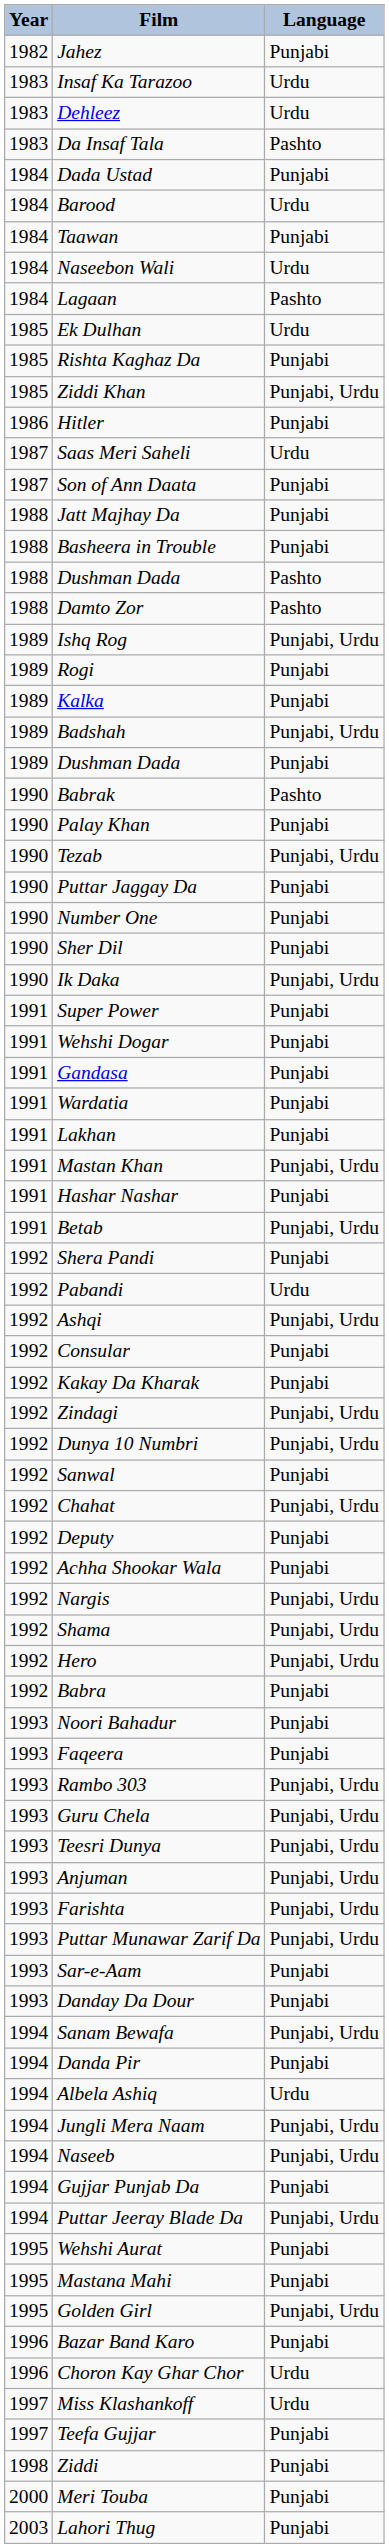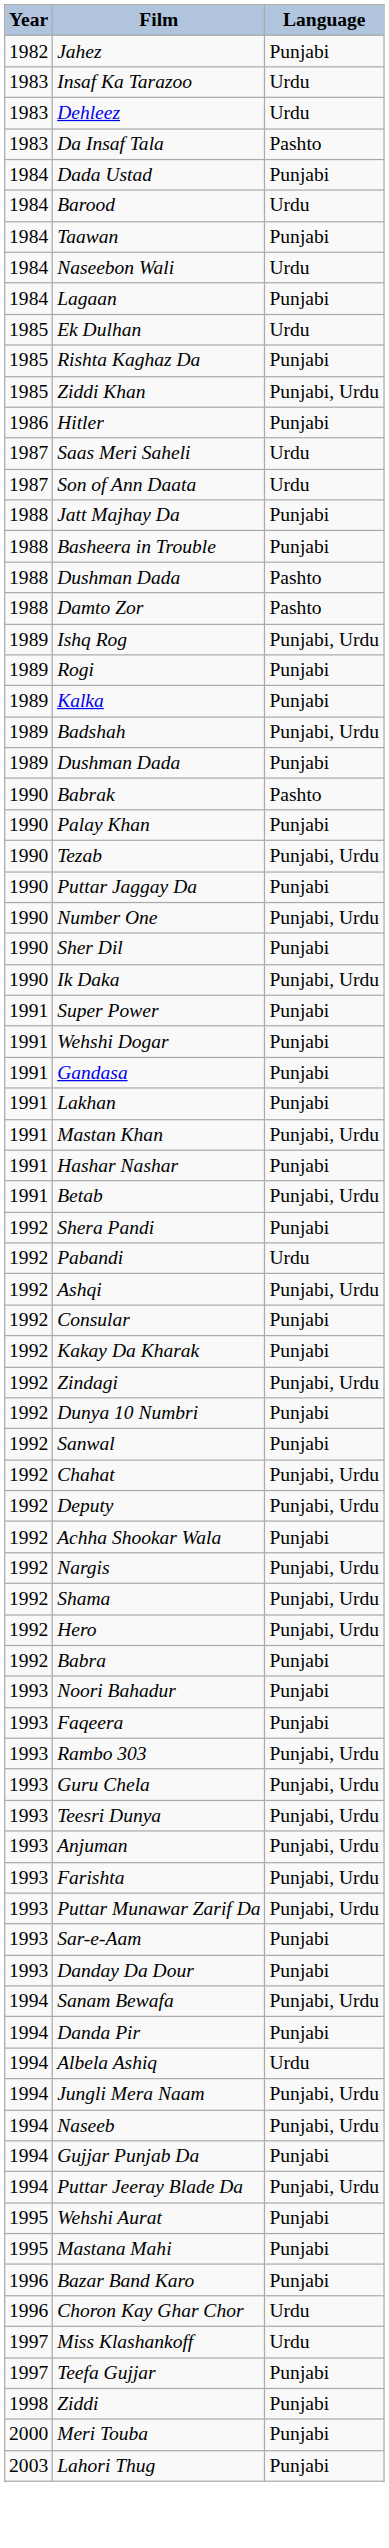(296, 298) Pashto -> (299, 298) Punjabi
(299, 484) Punjabi -> (290, 484) Urdu
(299, 917) Punjabi -> (324, 917) Punjabi, Urdu
- row: (29, 1103)
(324, 1444) Punjabi, Urdu -> (299, 1413) Punjabi
(299, 1536) Punjabi -> (324, 1505) Punjabi, Urdu
- row: (29, 2310)
